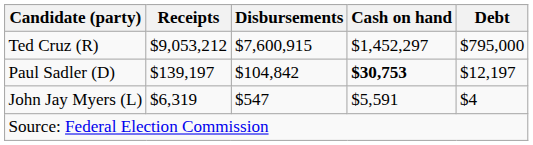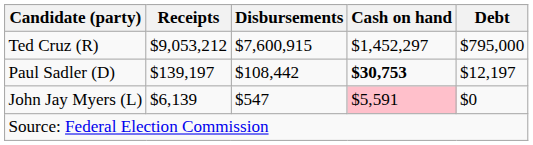(267, 72) $104,842 -> (267, 72) $108,442
(174, 99) $6,319 -> (174, 99) $6,139
(375, 99) no background -> (375, 99) pink background
(469, 99) $4 -> (469, 99) $0
